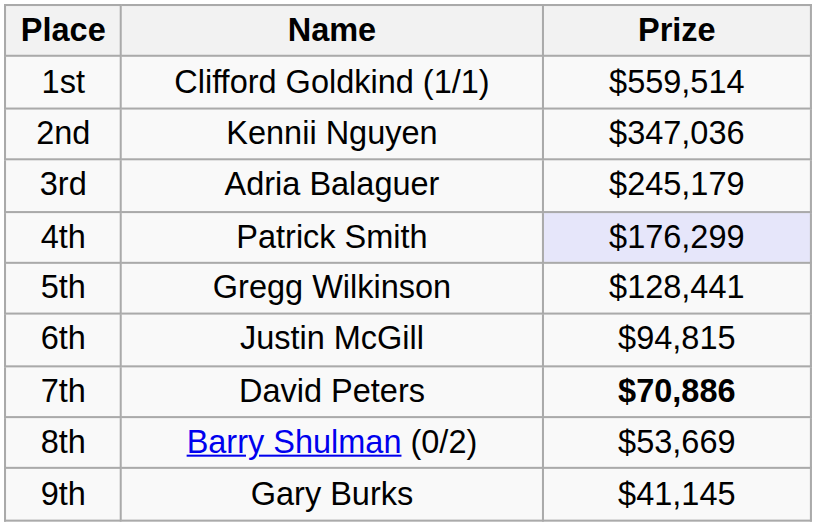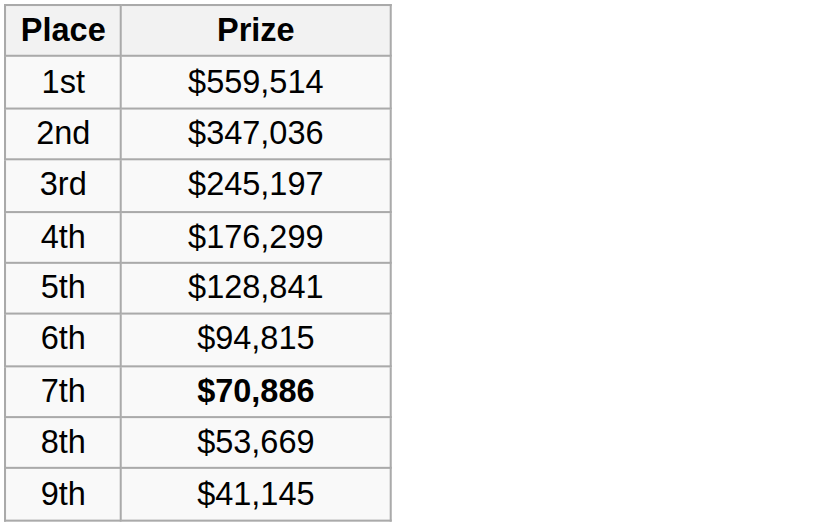- column: (332, 30)
(677, 184) $245,179 -> (256, 184) $245,197
(677, 236) lavender background -> (256, 236) no background
(677, 287) $128,441 -> (256, 287) $128,841
